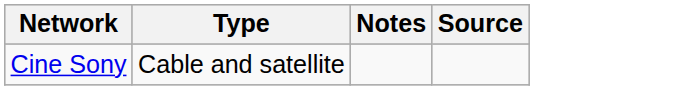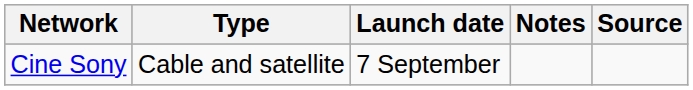+ column: (430, 24)
